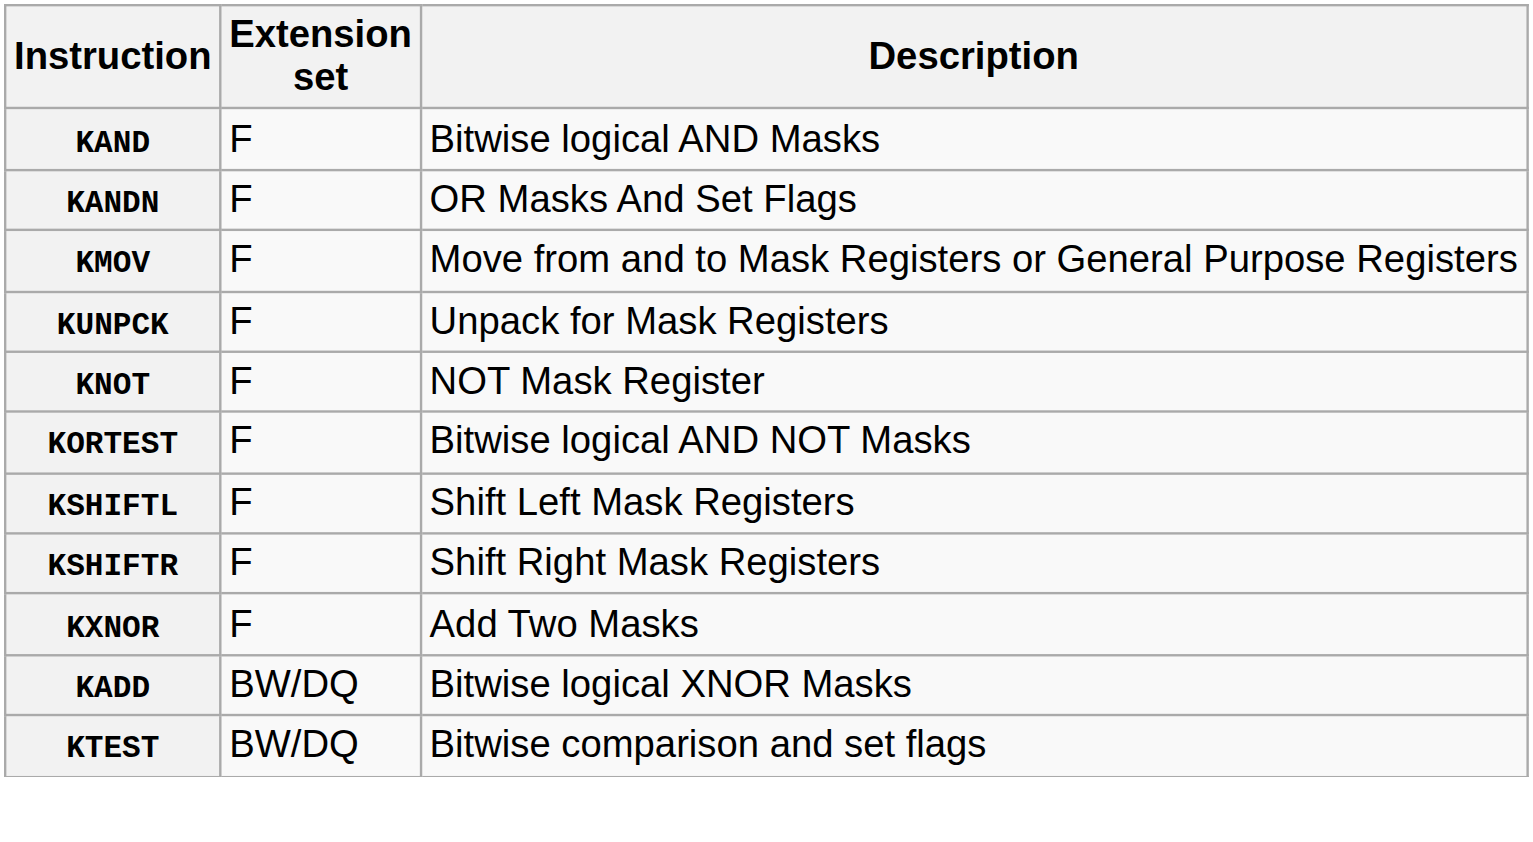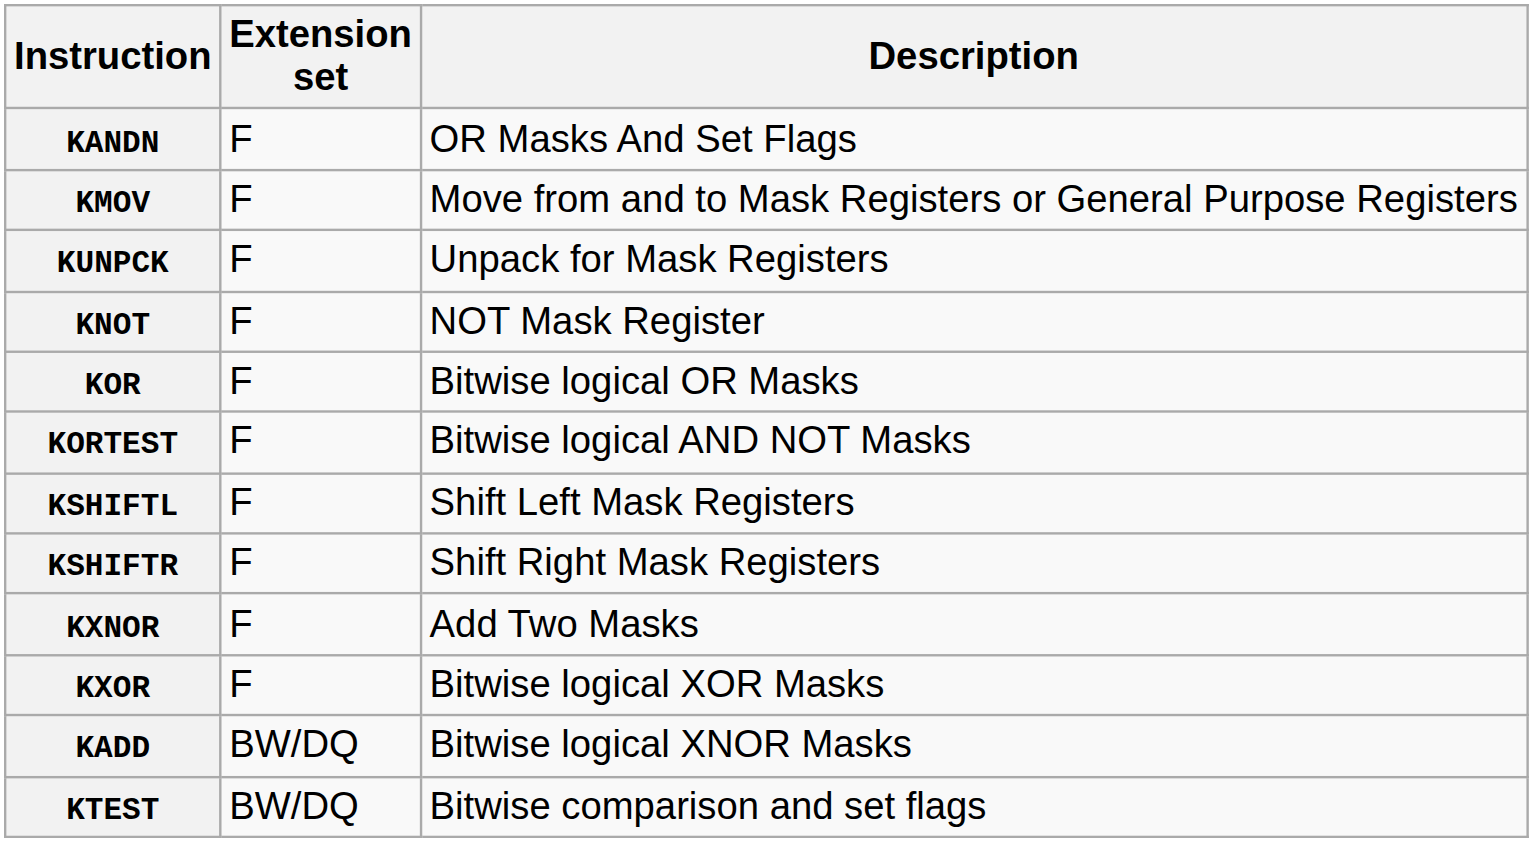- row: (113, 143)
+ row: (113, 385)
+ row: (113, 689)
